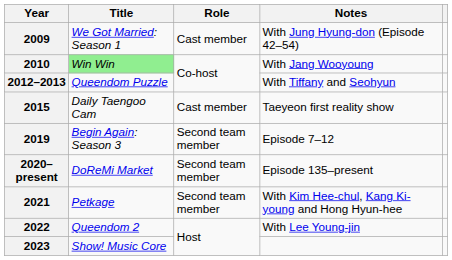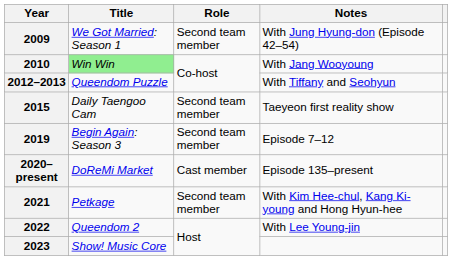(212, 38) Cast member -> (211, 38) Second team member
(212, 107) Cast member -> (211, 107) Second team member
(211, 170) Second team member -> (212, 170) Cast member
